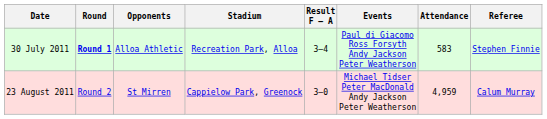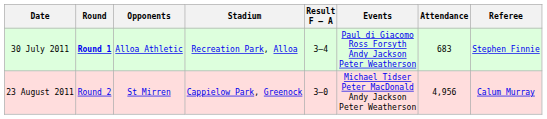(444, 50) 583 -> (444, 50) 683
(444, 93) 4,959 -> (444, 93) 4,956
